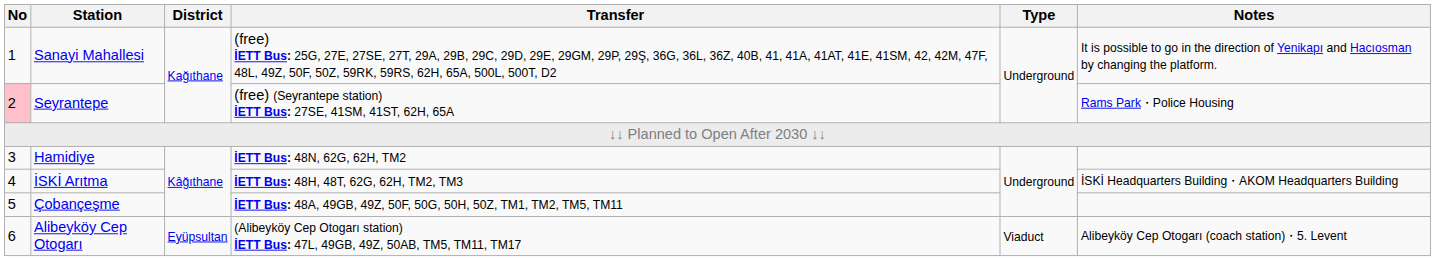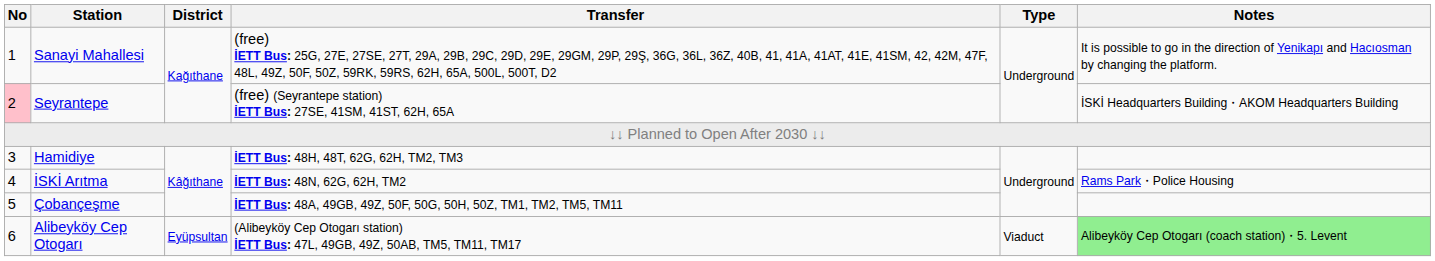(1157, 103) Rams Park・Police Housing -> (1240, 103) İSKİ Headquarters Building・AKOM Headquarters Building
(320, 158) İETT Bus: 48N, 62G, 62H, TM2 -> (349, 158) İETT Bus: 48H, 48T, 62G, 62H, TM2, TM3
(349, 182) İETT Bus: 48H, 48T, 62G, 62H, TM2, TM3 -> (320, 182) İETT Bus: 48N, 62G, 62H, TM2
(1240, 181) İSKİ Headquarters Building・AKOM Headquarters Building -> (1157, 181) Rams Park・Police Housing
(1214, 236) no background -> (1214, 236) lightgreen background
